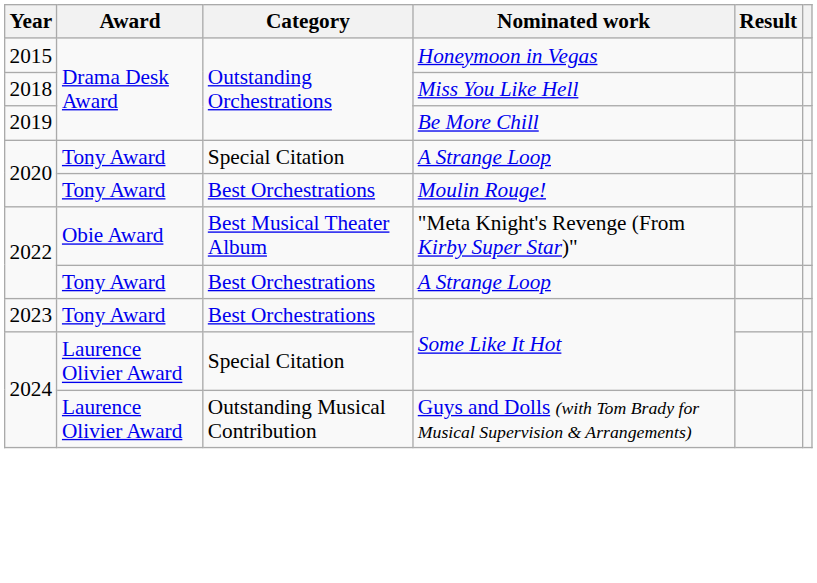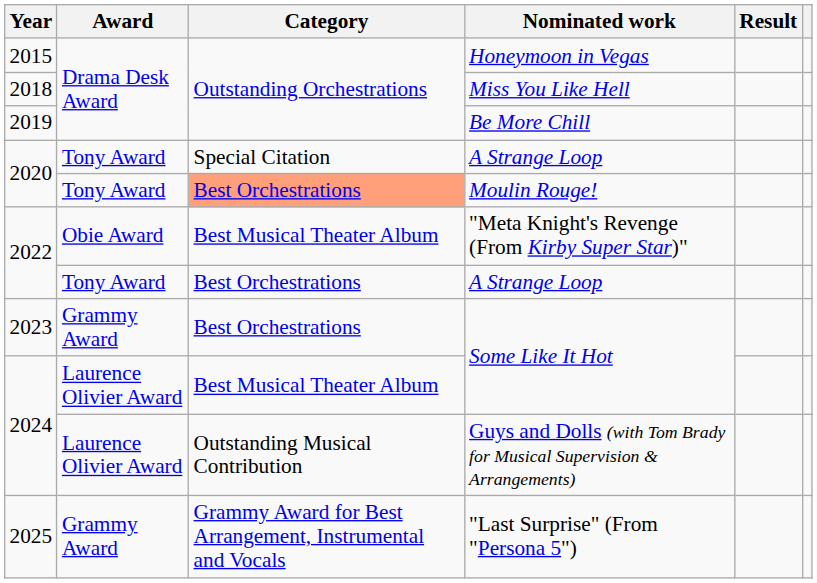(291, 190) no background -> (277, 190) lightsalmon background
(114, 315) Tony Award -> (100, 327) Grammy Award
(276, 361) Special Citation -> (316, 384) Best Musical Theater Album
+ row: (31, 536)
